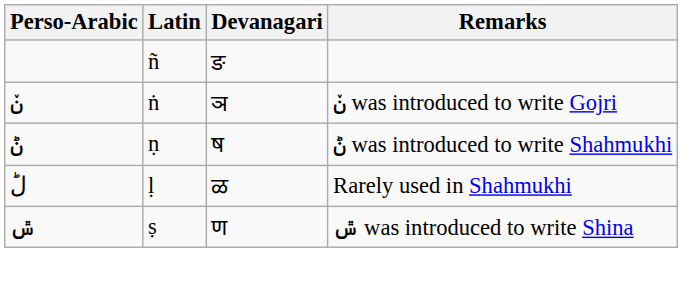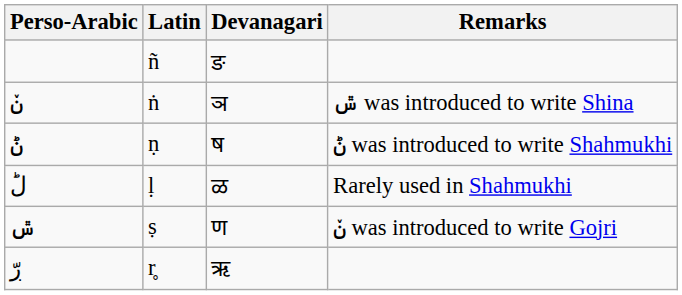(475, 103) ݩ was introduced to write Gojri -> (483, 103) ݜ was introduced to write Shina
(483, 227) ݜ was introduced to write Shina -> (475, 227) ݩ was introduced to write Gojri
+ row: (16, 268)
